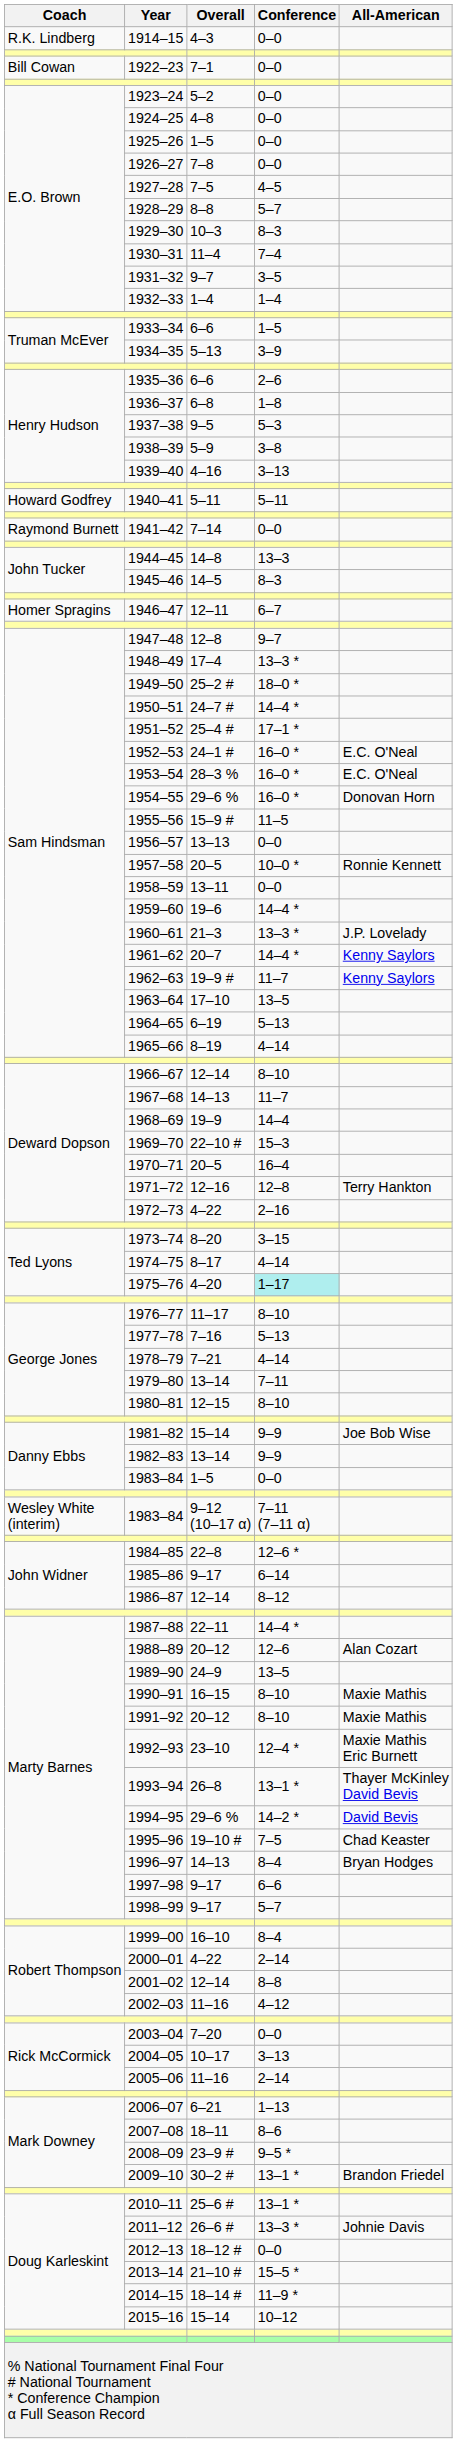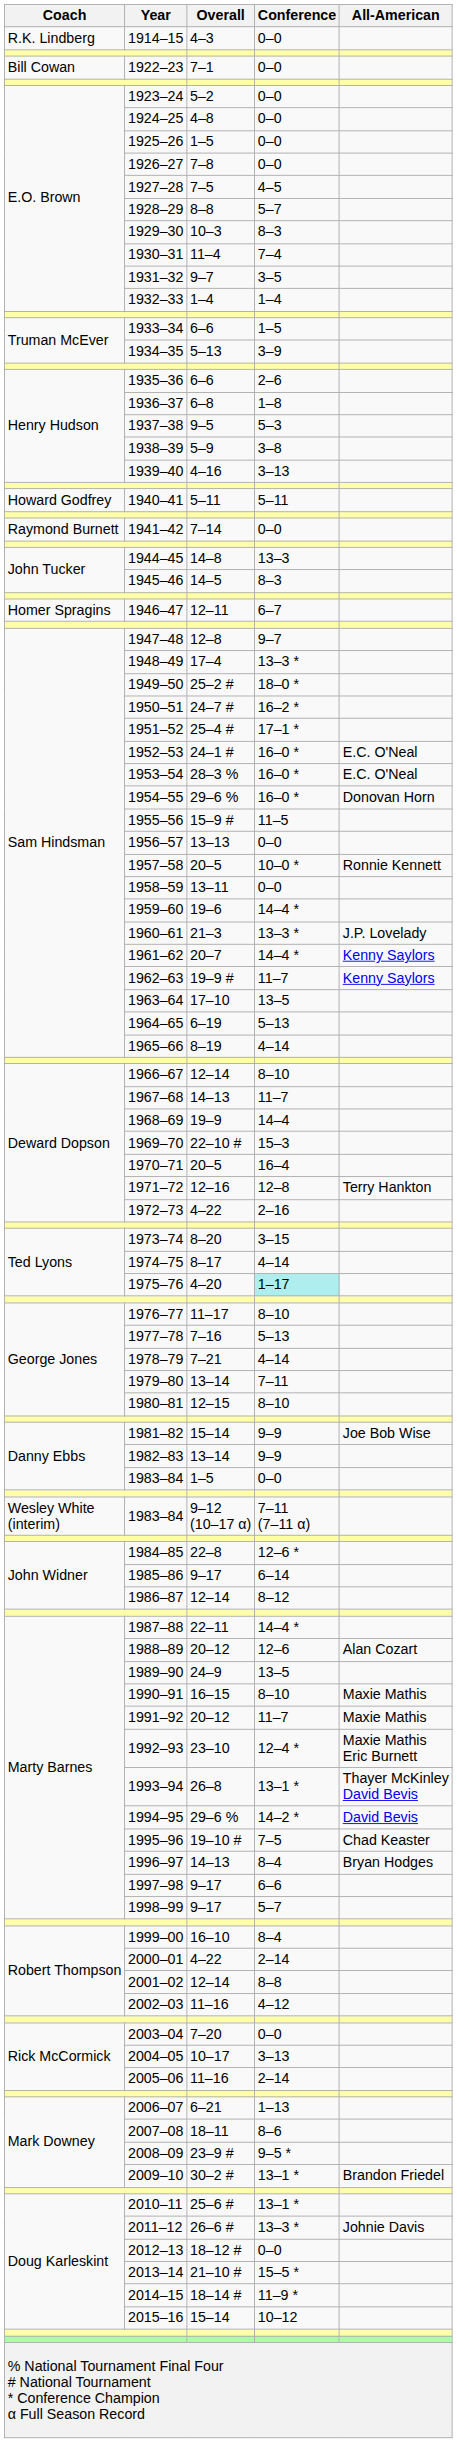(278, 707) 14–4 * -> (278, 707) 16–2 *
(274, 1717) 8–10 -> (273, 1717) 11–7
